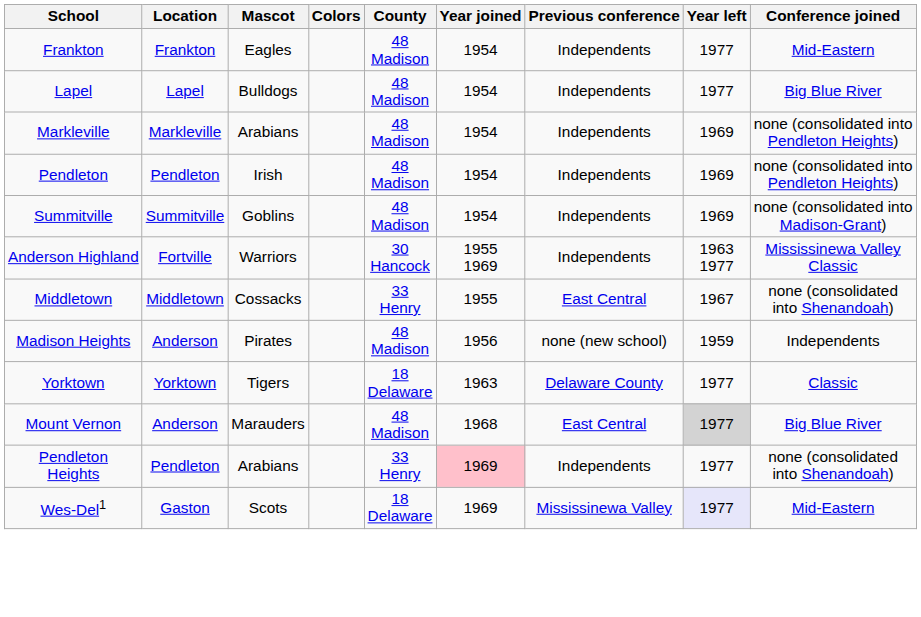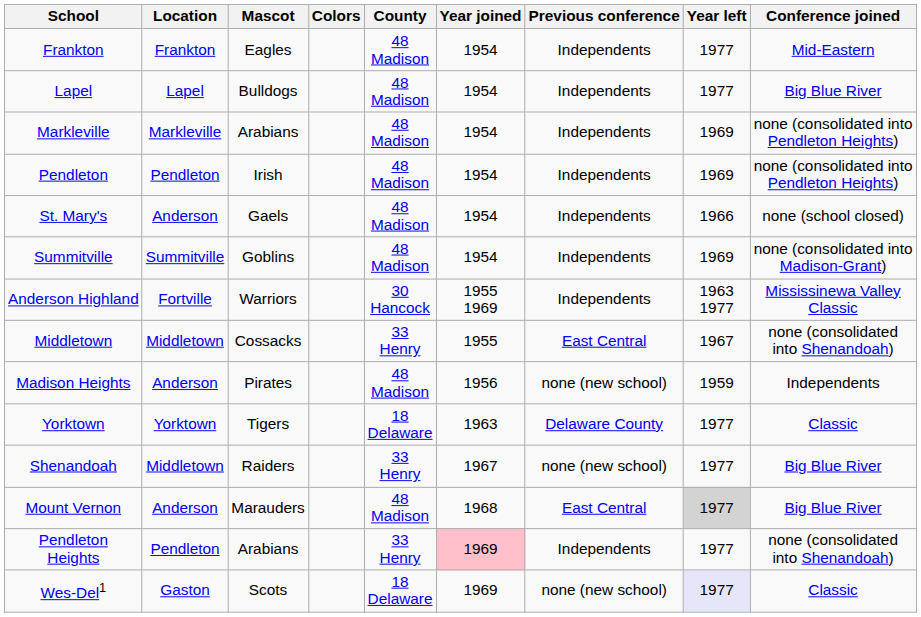+ row: (73, 216)
+ row: (73, 466)
(604, 507) Mississinewa Valley -> (604, 590) none (new school)
(833, 507) Mid-Eastern -> (833, 590) Classic
